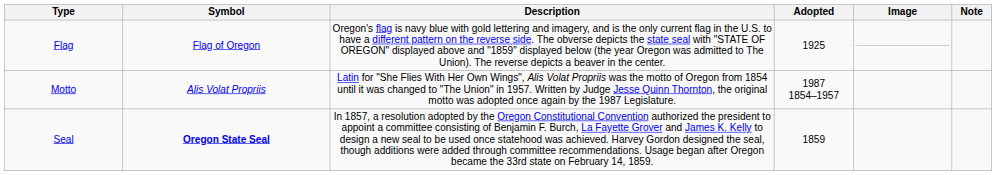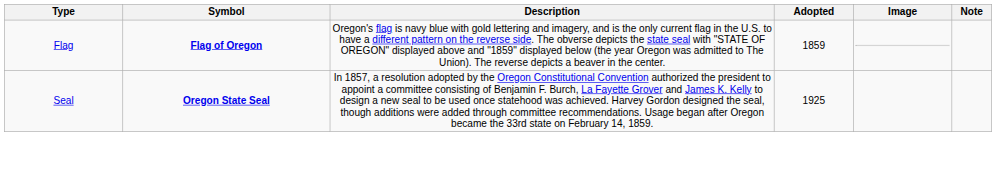(226, 45) normal -> (226, 45) bold
(814, 45) 1925 -> (814, 45) 1859
- row: (64, 89)
(814, 139) 1859 -> (814, 101) 1925
